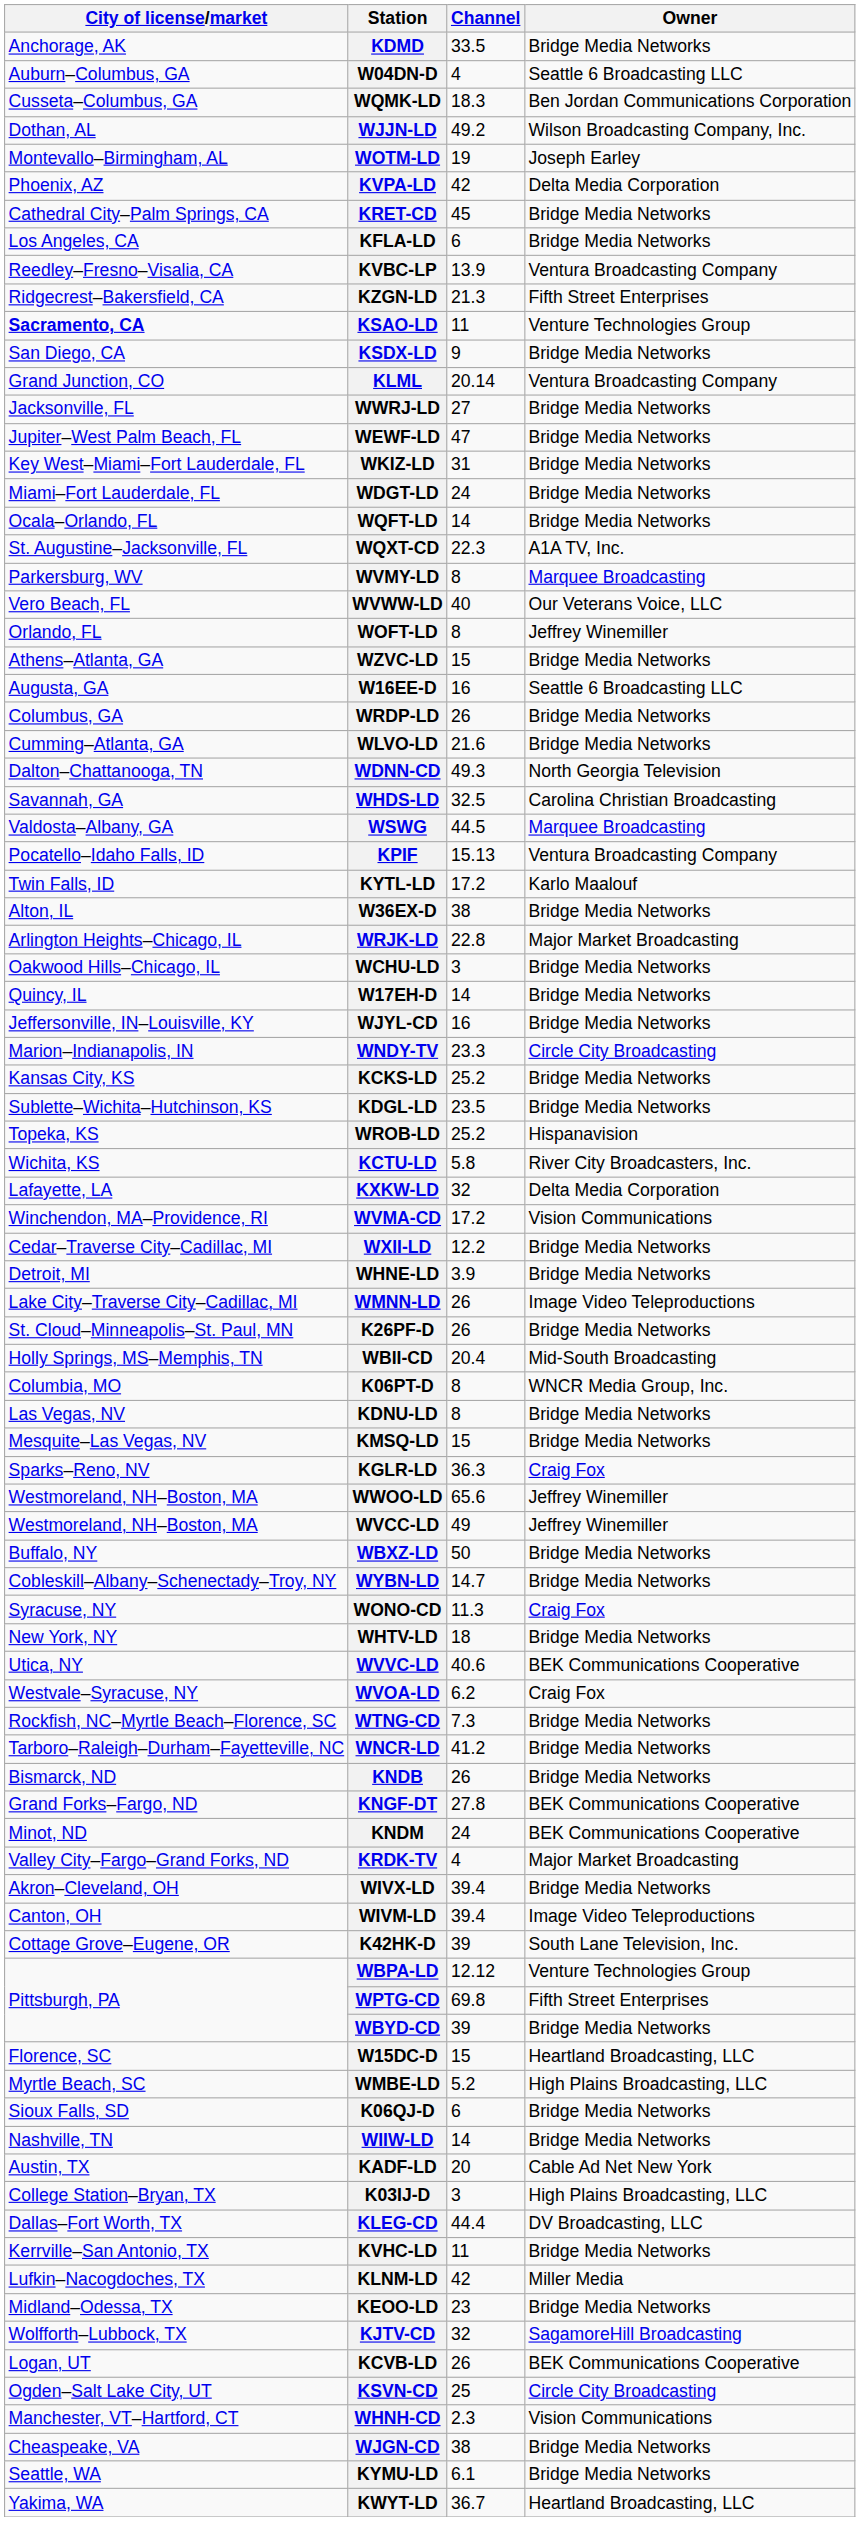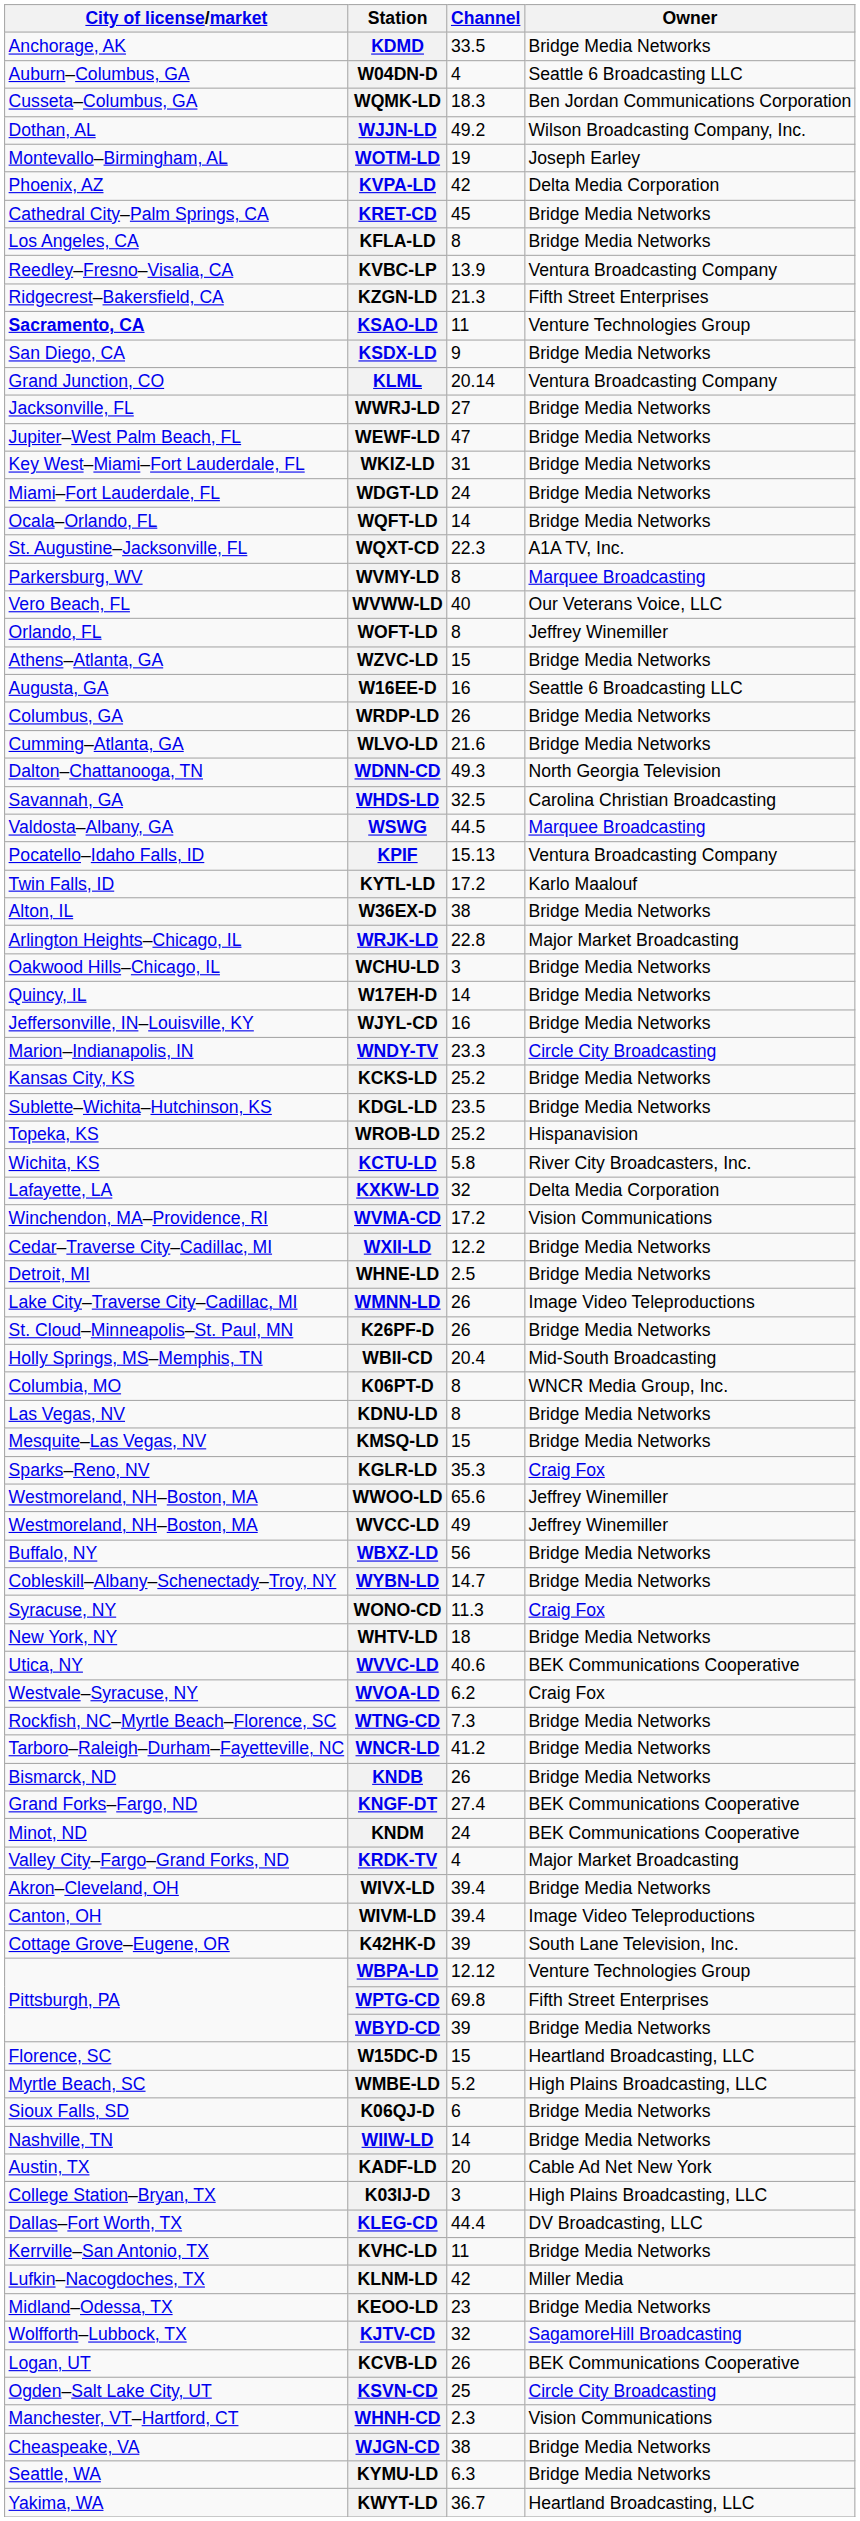(456, 241) 6 -> (456, 241) 8
(463, 1274) 3.9 -> (463, 1274) 2.5
(468, 1469) 36.3 -> (468, 1469) 35.3
(461, 1553) 50 -> (461, 1553) 56
(468, 1804) 27.8 -> (468, 1804) 27.4
(463, 2474) 6.1 -> (463, 2474) 6.3
